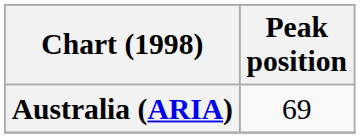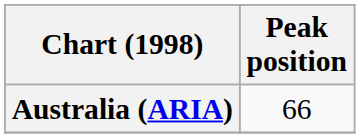(297, 108) 69 -> (297, 108) 66
